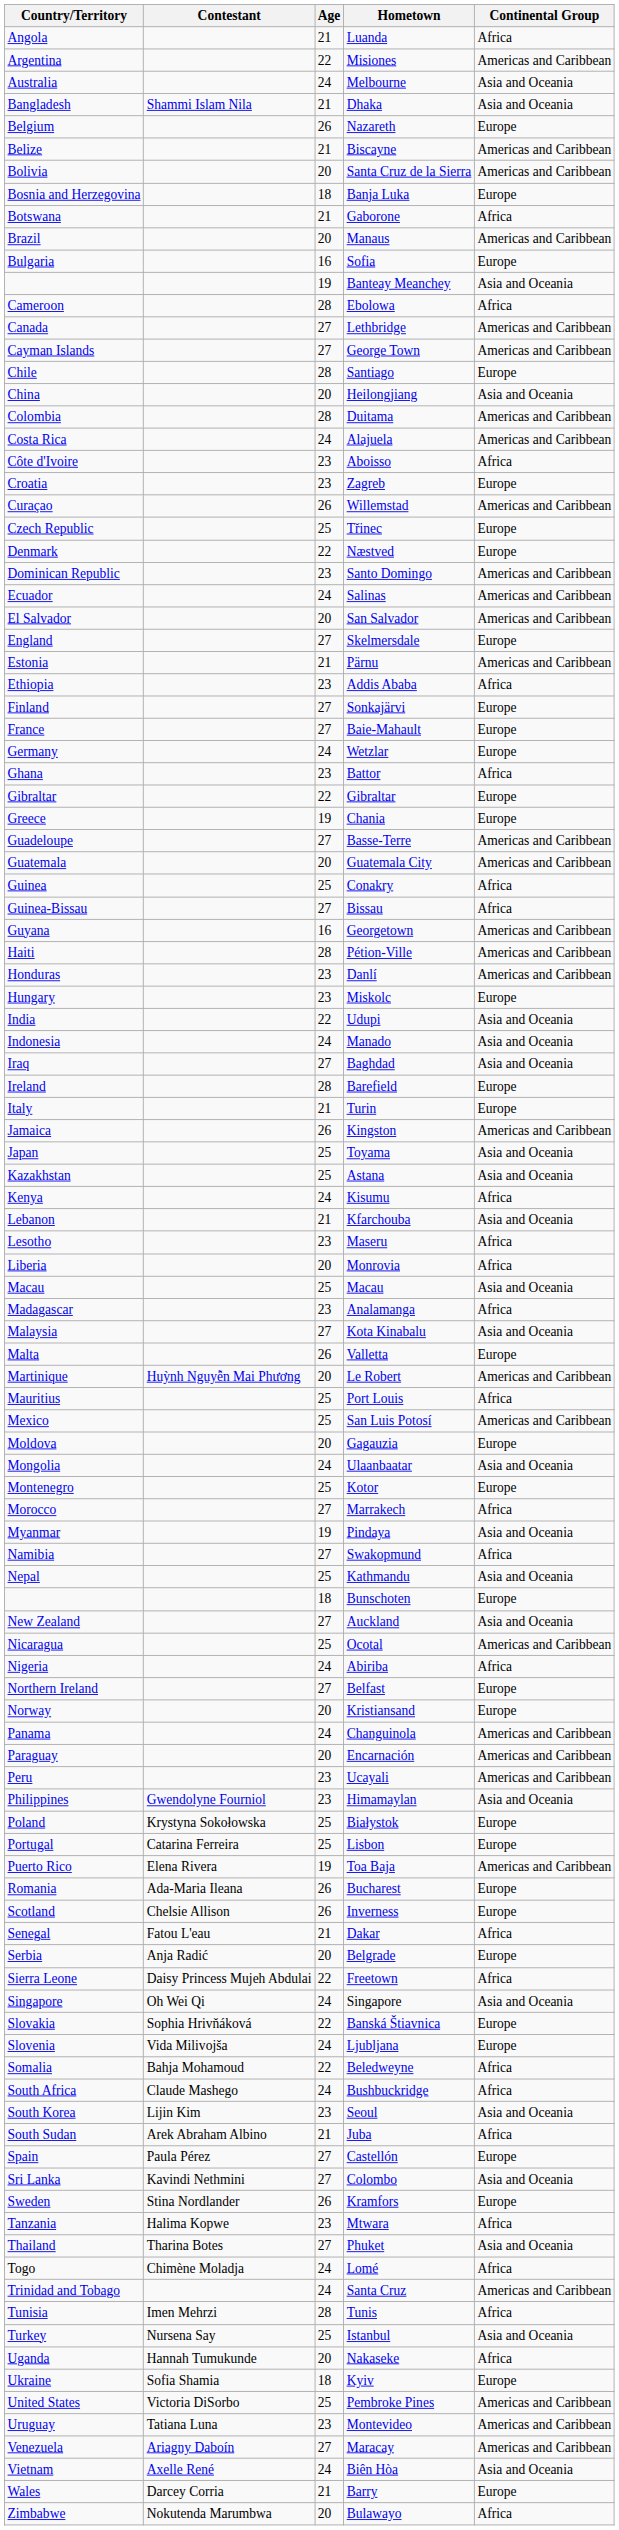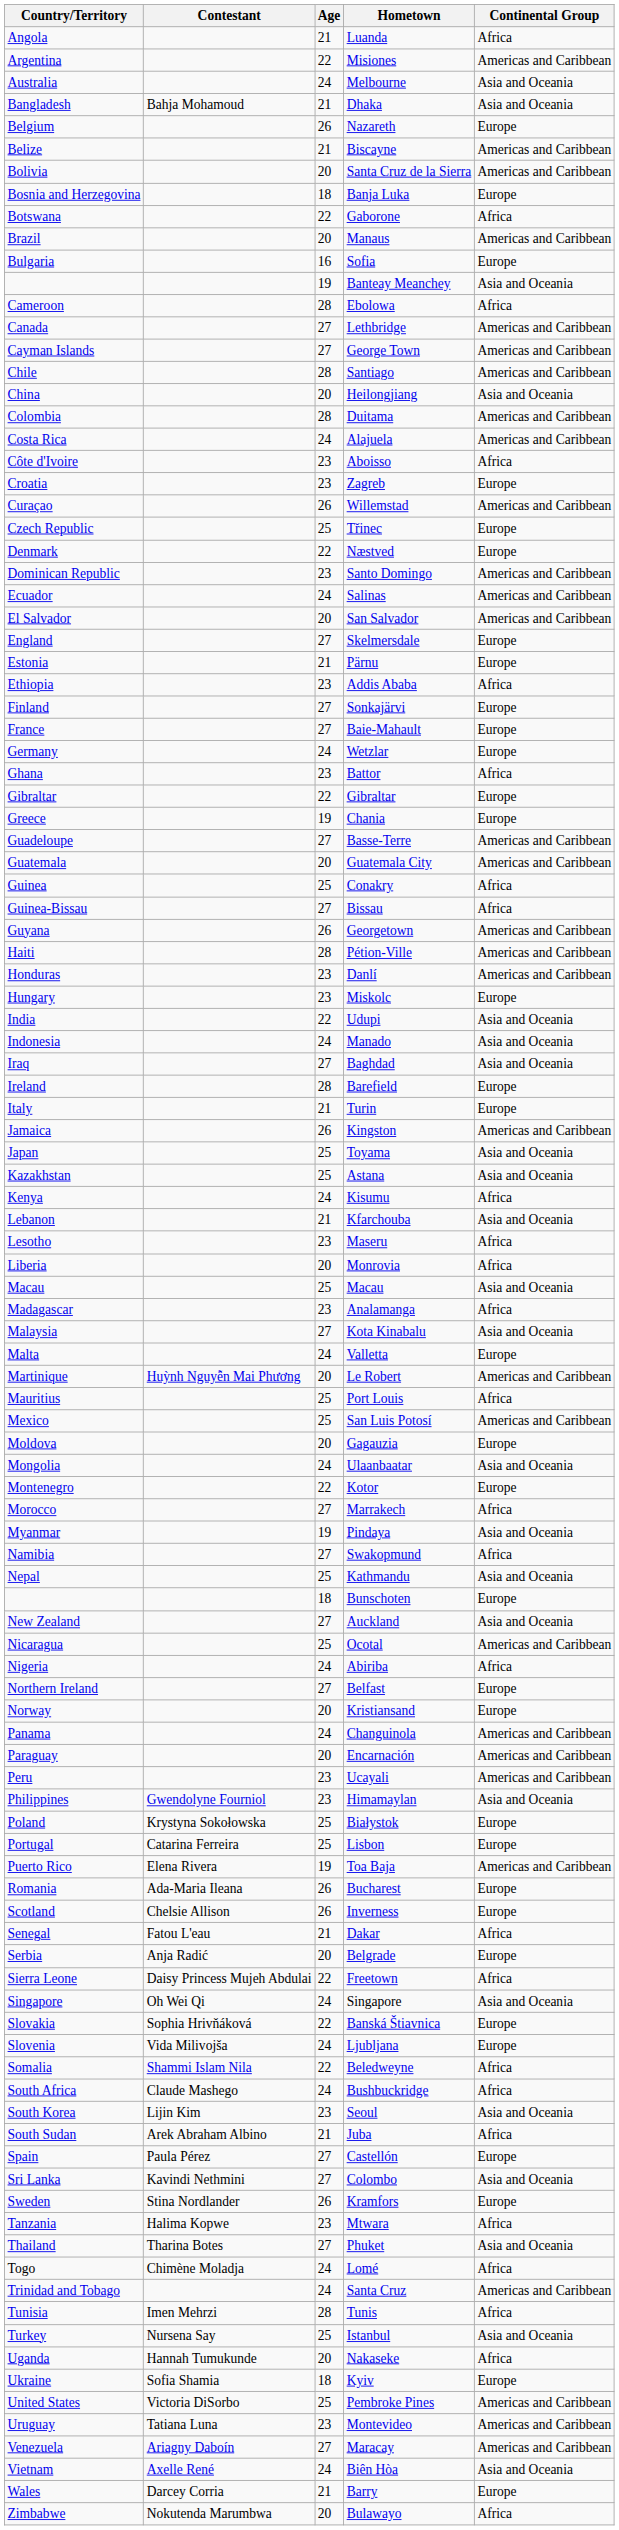(199, 105) Shammi Islam Nila -> (195, 105) Bahja Mohamoud
(325, 216) 21 -> (325, 216) 22
(497, 372) Europe -> (544, 372) Americas and Caribbean
(544, 662) Americas and Caribbean -> (497, 662) Europe
(325, 930) 16 -> (325, 930) 26
(325, 1354) 26 -> (325, 1354) 24
(325, 1488) 25 -> (325, 1488) 22
(195, 2067) Bahja Mohamoud -> (199, 2067) Shammi Islam Nila
